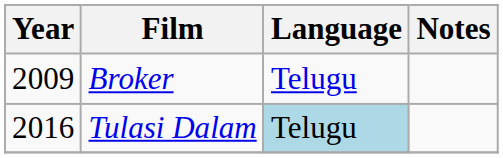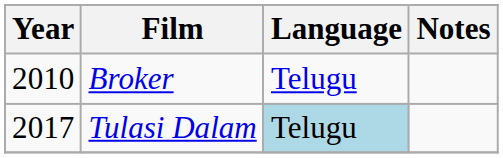(43, 78) 2009 -> (43, 78) 2010
(43, 127) 2016 -> (43, 127) 2017
